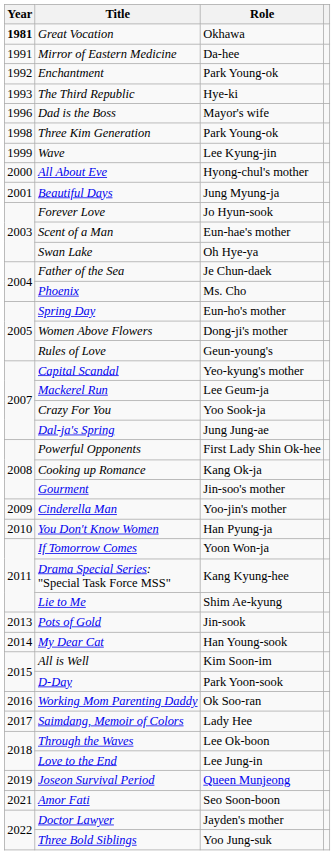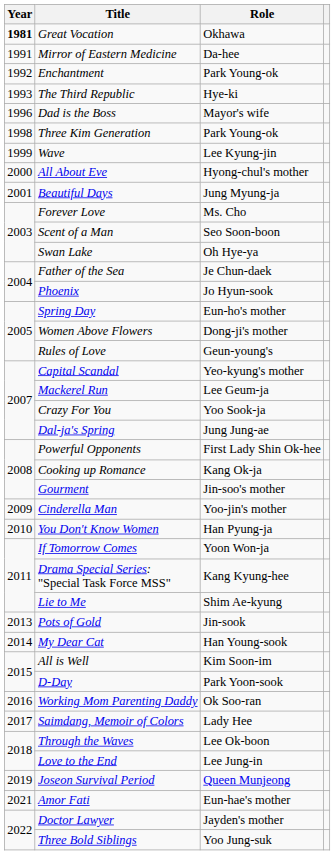(238, 212) Jo Hyun-sook -> (225, 212) Ms. Cho
(247, 232) Eun-hae's mother -> (242, 232) Seo Soon-boon
(225, 291) Ms. Cho -> (238, 291) Jo Hyun-sook
(242, 800) Seo Soon-boon -> (247, 800) Eun-hae's mother
